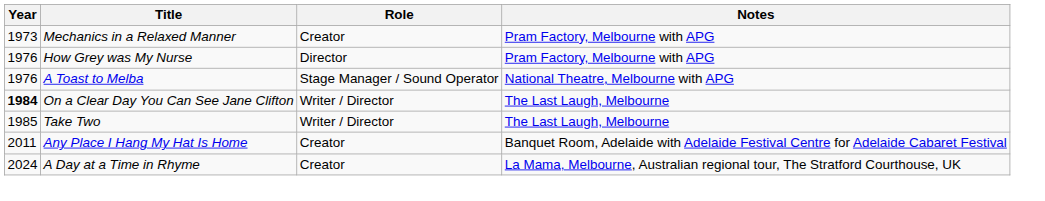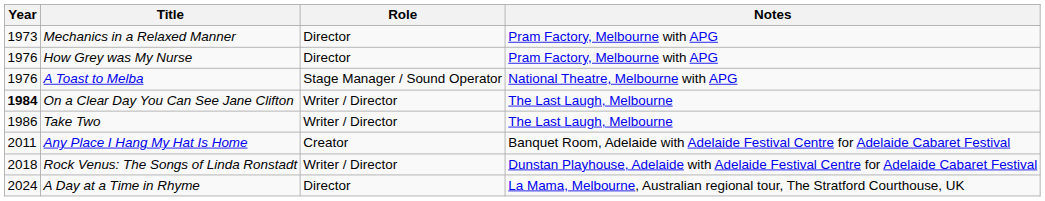(322, 36) Creator -> (327, 36) Director
(22, 121) 1985 -> (22, 121) 1986
+ row: (170, 164)
(322, 164) Creator -> (327, 185) Director
